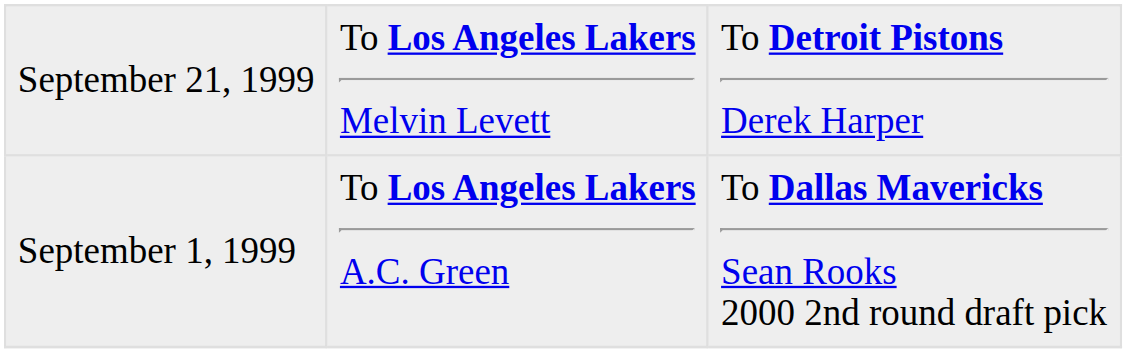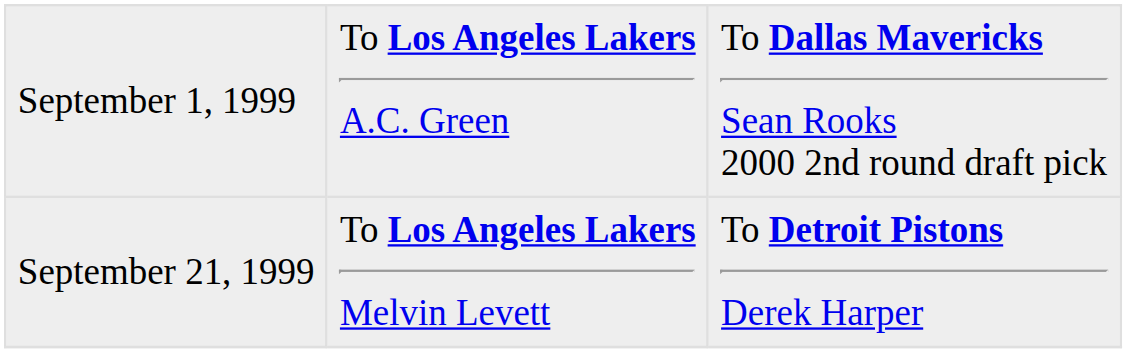rows swapped: (157, 250) <-> (166, 79)
